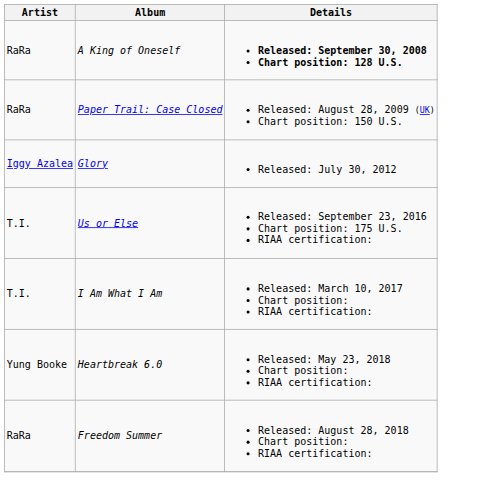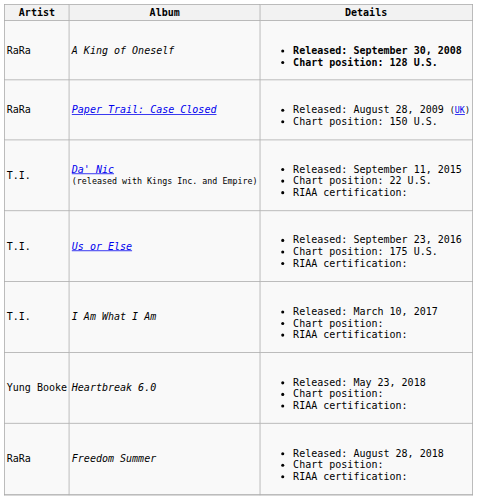- row: (93, 164)
+ row: (165, 175)
